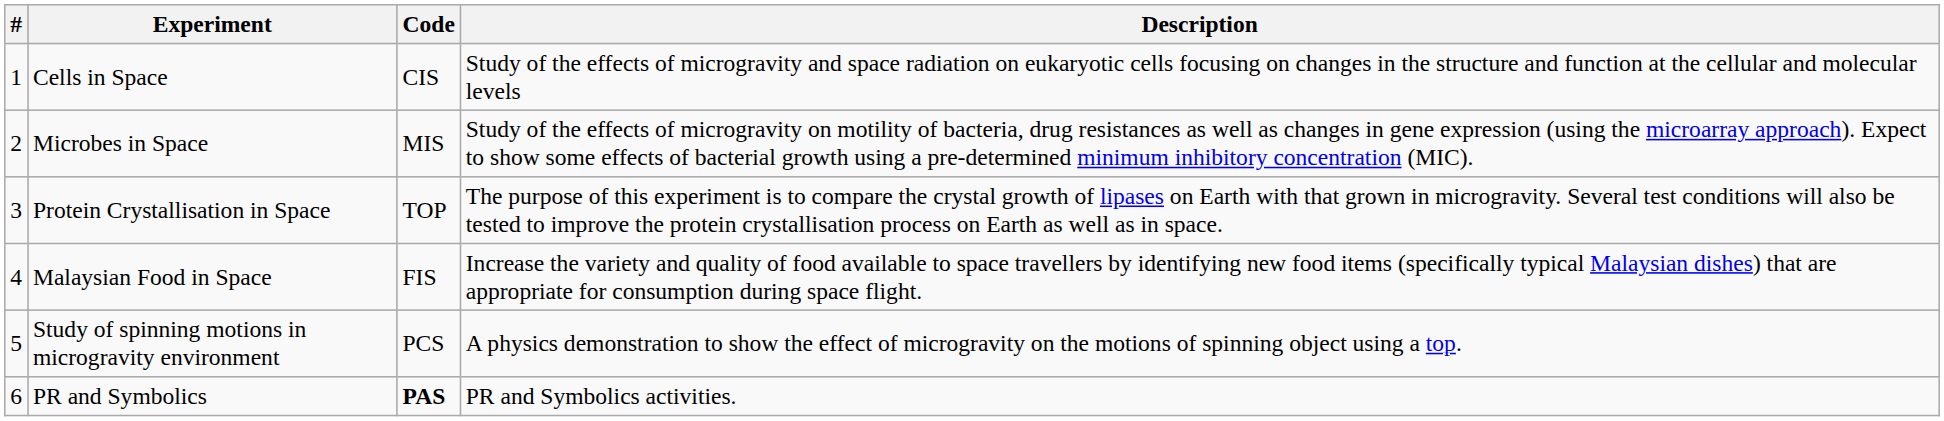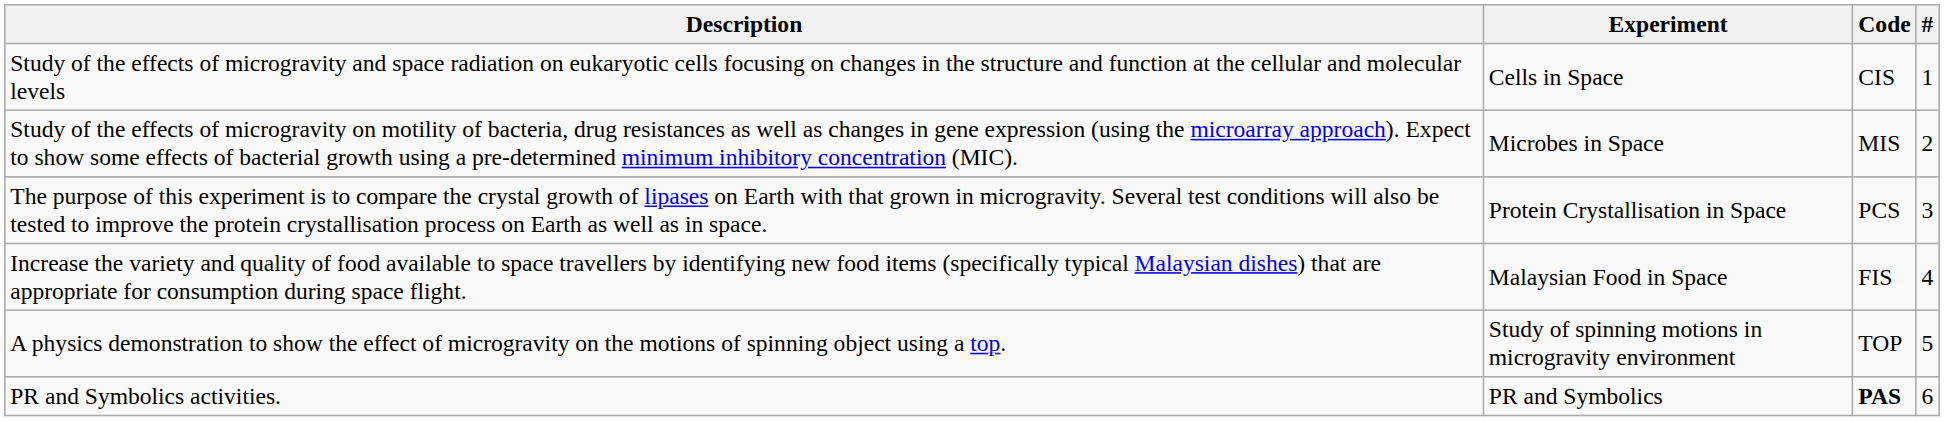columns swapped: (16, 24) <-> (1200, 24)
(425, 210) TOP -> (1879, 210) PCS
(423, 343) PCS -> (1880, 343) TOP
